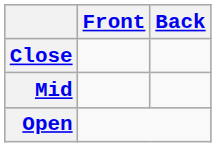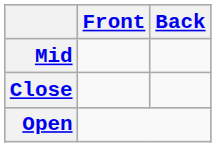rows swapped: (41, 56) <-> (54, 90)
